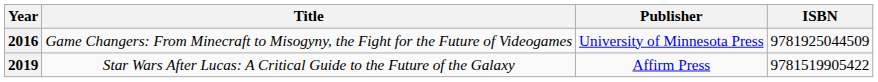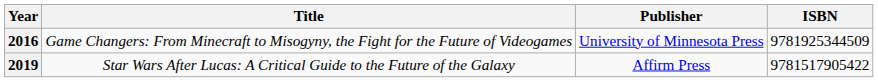(820, 40) 9781925044509 -> (820, 40) 9781925344509
(820, 64) 9781519905422 -> (820, 64) 9781517905422
